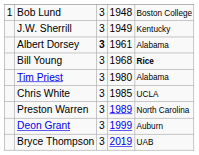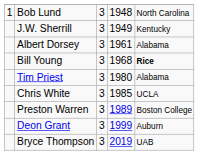(164, 12) Boston College -> (163, 12) North Carolina
(102, 45) bold -> (102, 45) normal
(163, 110) North Carolina -> (164, 110) Boston College
